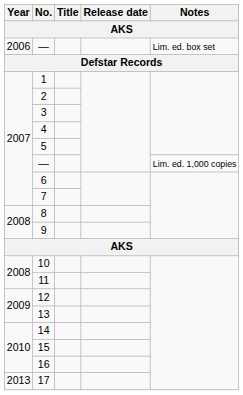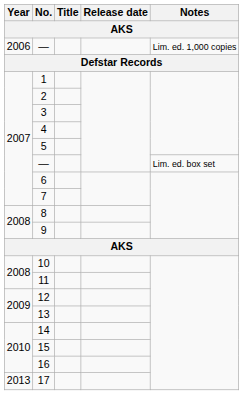(184, 47) Lim. ed. box set -> (195, 47) Lim. ed. 1,000 copies
(195, 164) Lim. ed. 1,000 copies -> (184, 164) Lim. ed. box set
